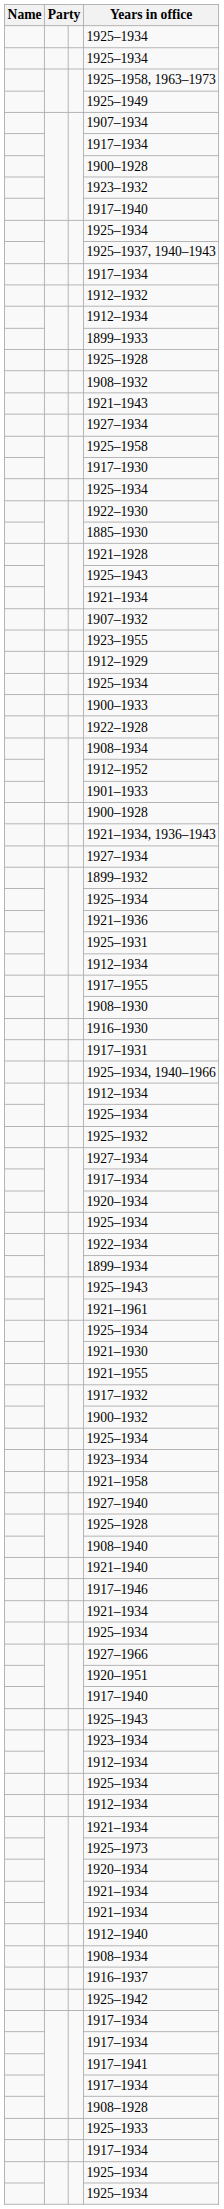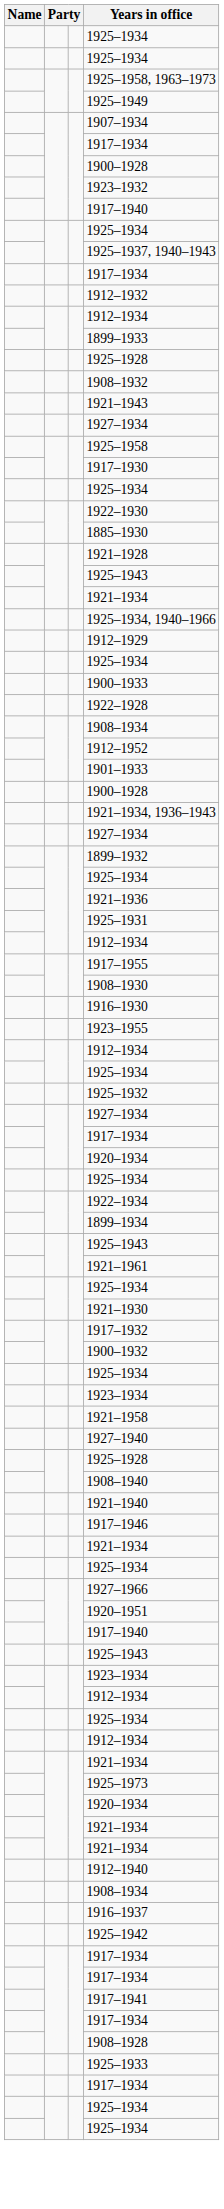- row: (25, 619)
rows swapped: (25, 1072) <-> (25, 641)
- row: (25, 1051)
- row: (25, 1374)
